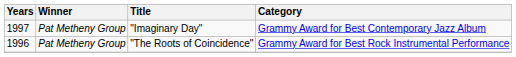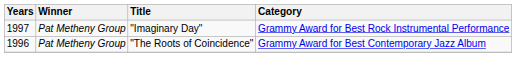(372, 28) Grammy Award for Best Contemporary Jazz Album -> (384, 28) Grammy Award for Best Rock Instrumental Performance
(384, 44) Grammy Award for Best Rock Instrumental Performance -> (372, 44) Grammy Award for Best Contemporary Jazz Album
